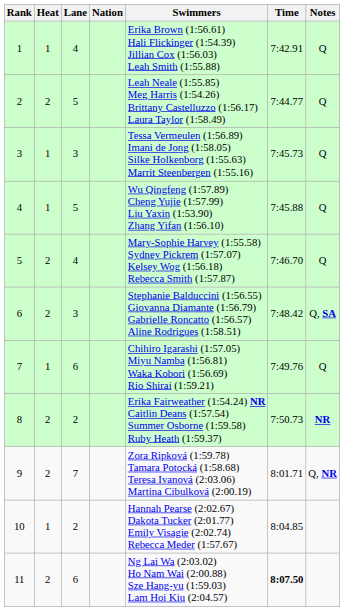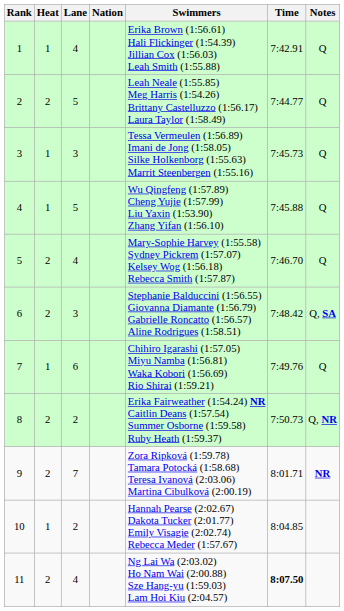(323, 420) NR -> (323, 420) Q, NR
(323, 473) Q, NR -> (323, 473) NR
(75, 579) 6 -> (75, 579) 4
